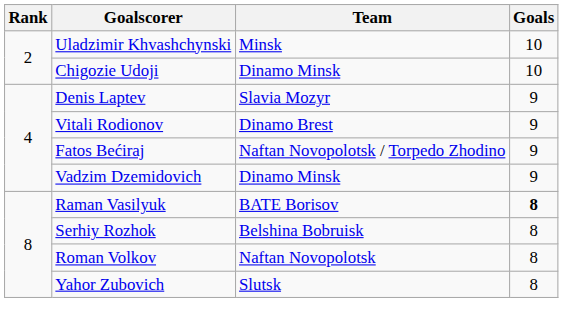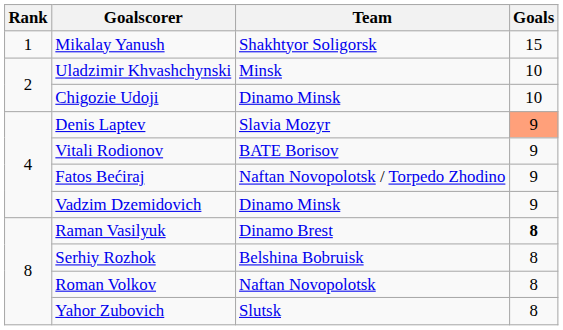+ row: (110, 44)
(534, 97) no background -> (534, 124) lightsalmon background
(286, 124) Dinamo Brest -> (289, 151) BATE Borisov
(289, 204) BATE Borisov -> (286, 230) Dinamo Brest
